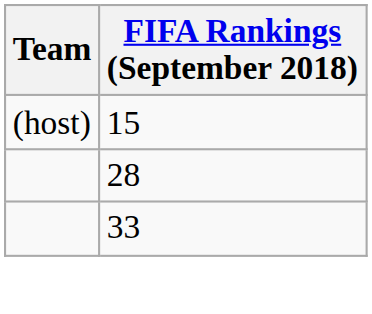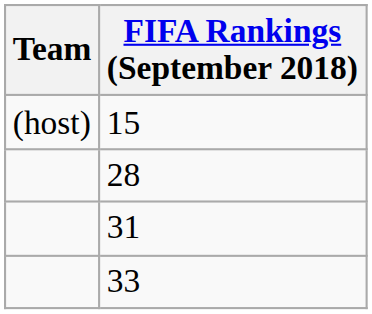+ row: (124, 227)
